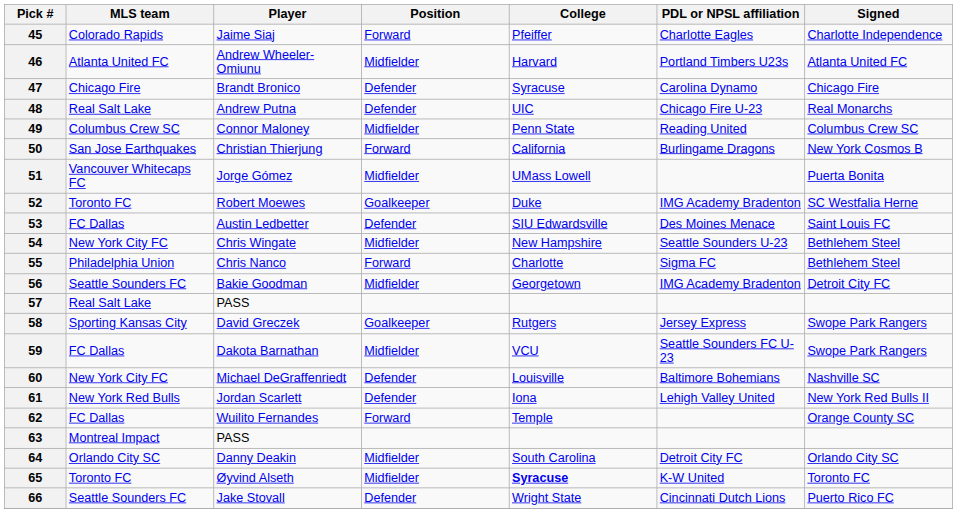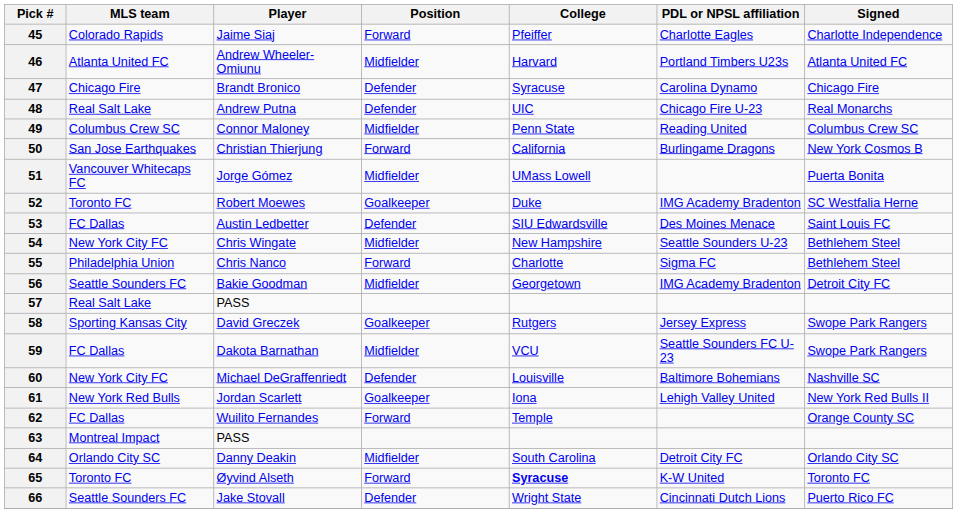(390, 397) Defender -> (397, 397) Goalkeeper
(392, 478) Midfielder -> (387, 478) Forward
